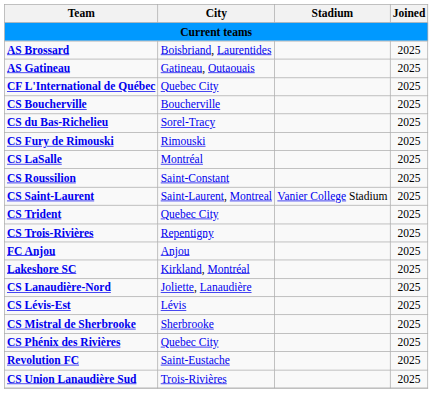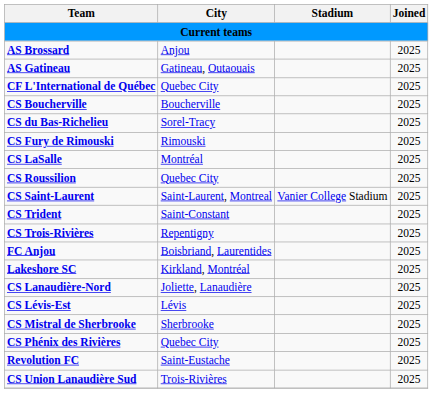(216, 50) Boisbriand, Laurentides -> (175, 50) Anjou
(195, 178) Saint-Constant -> (190, 178) Quebec City
(190, 214) Quebec City -> (195, 214) Saint-Constant
(175, 251) Anjou -> (216, 251) Boisbriand, Laurentides
